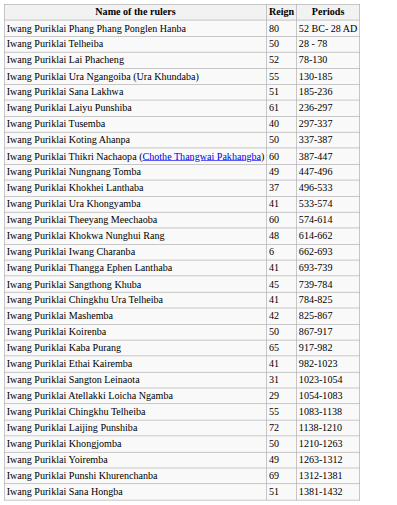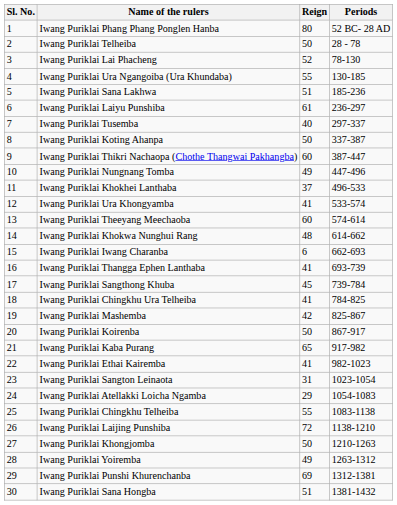+ column: (21, 12)
